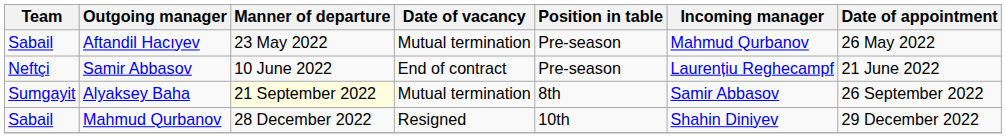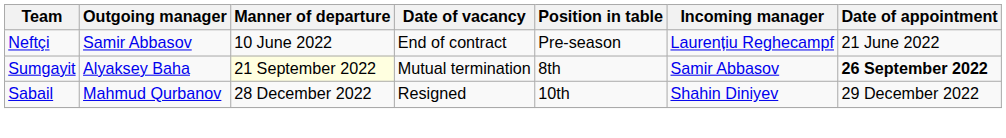- row: (141, 42)
(912, 94) normal -> (915, 68) bold
